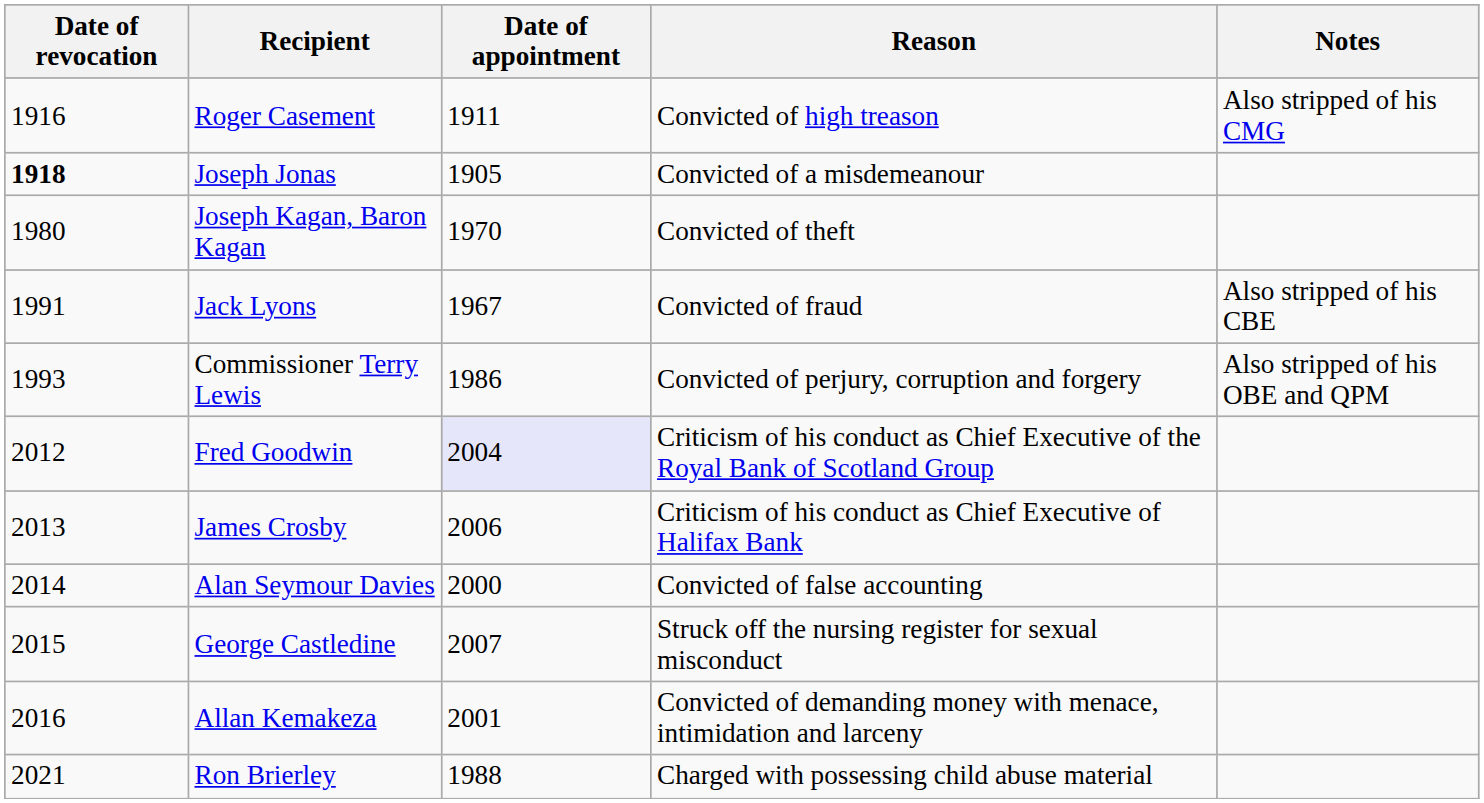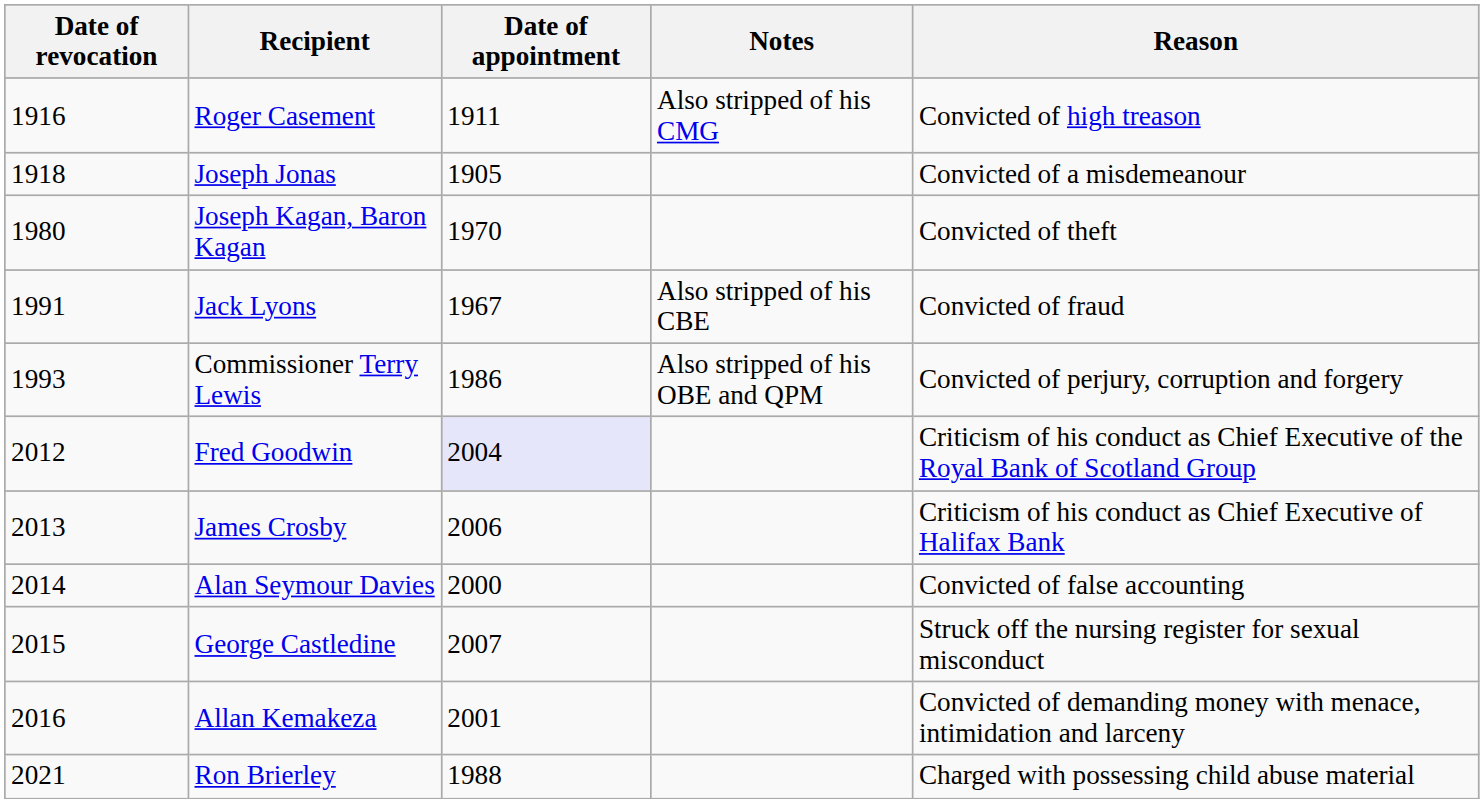columns swapped: (934, 41) <-> (1348, 41)
(38, 173) bold -> (38, 173) normal
